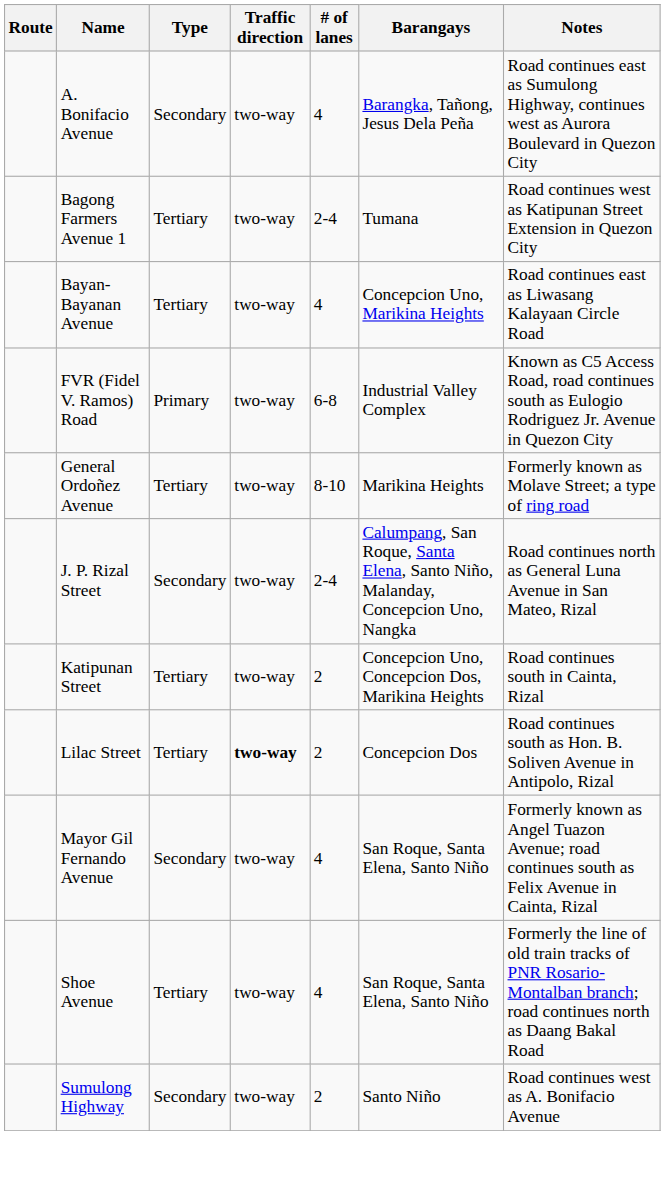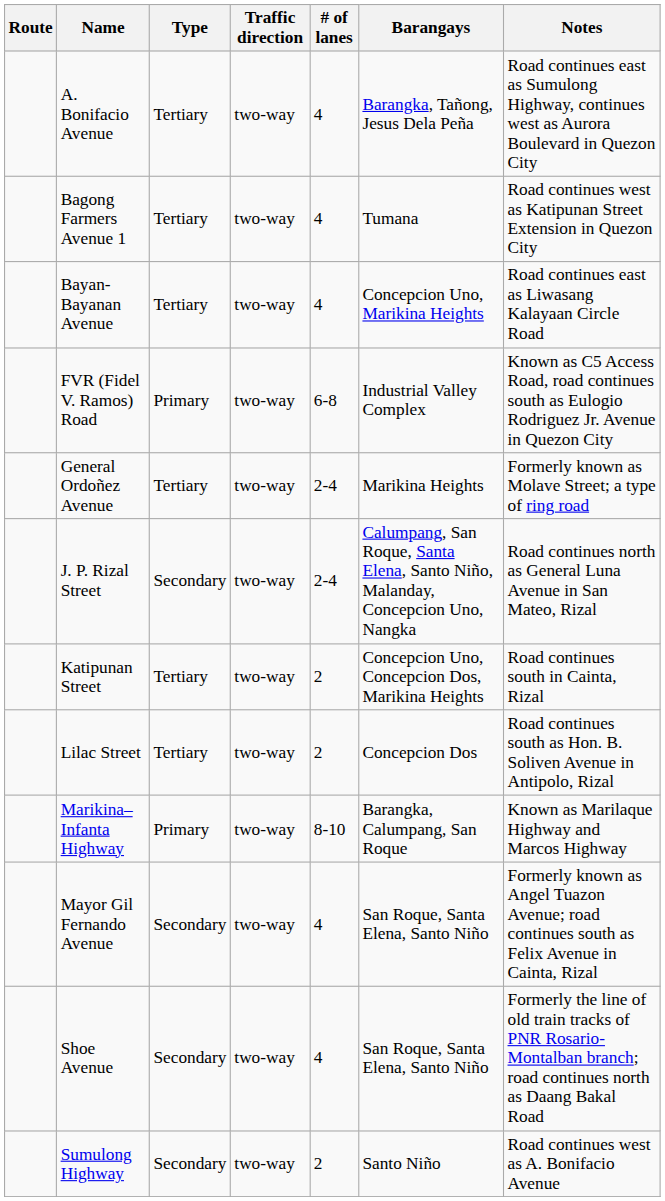(190, 113) Secondary -> (181, 113) Tertiary
(325, 218) 2-4 -> (318, 218) 4
(330, 485) 8-10 -> (325, 485) 2-4
(266, 752) bold -> (265, 752) normal
+ row: (97, 828)
(181, 992) Tertiary -> (190, 1058) Secondary
